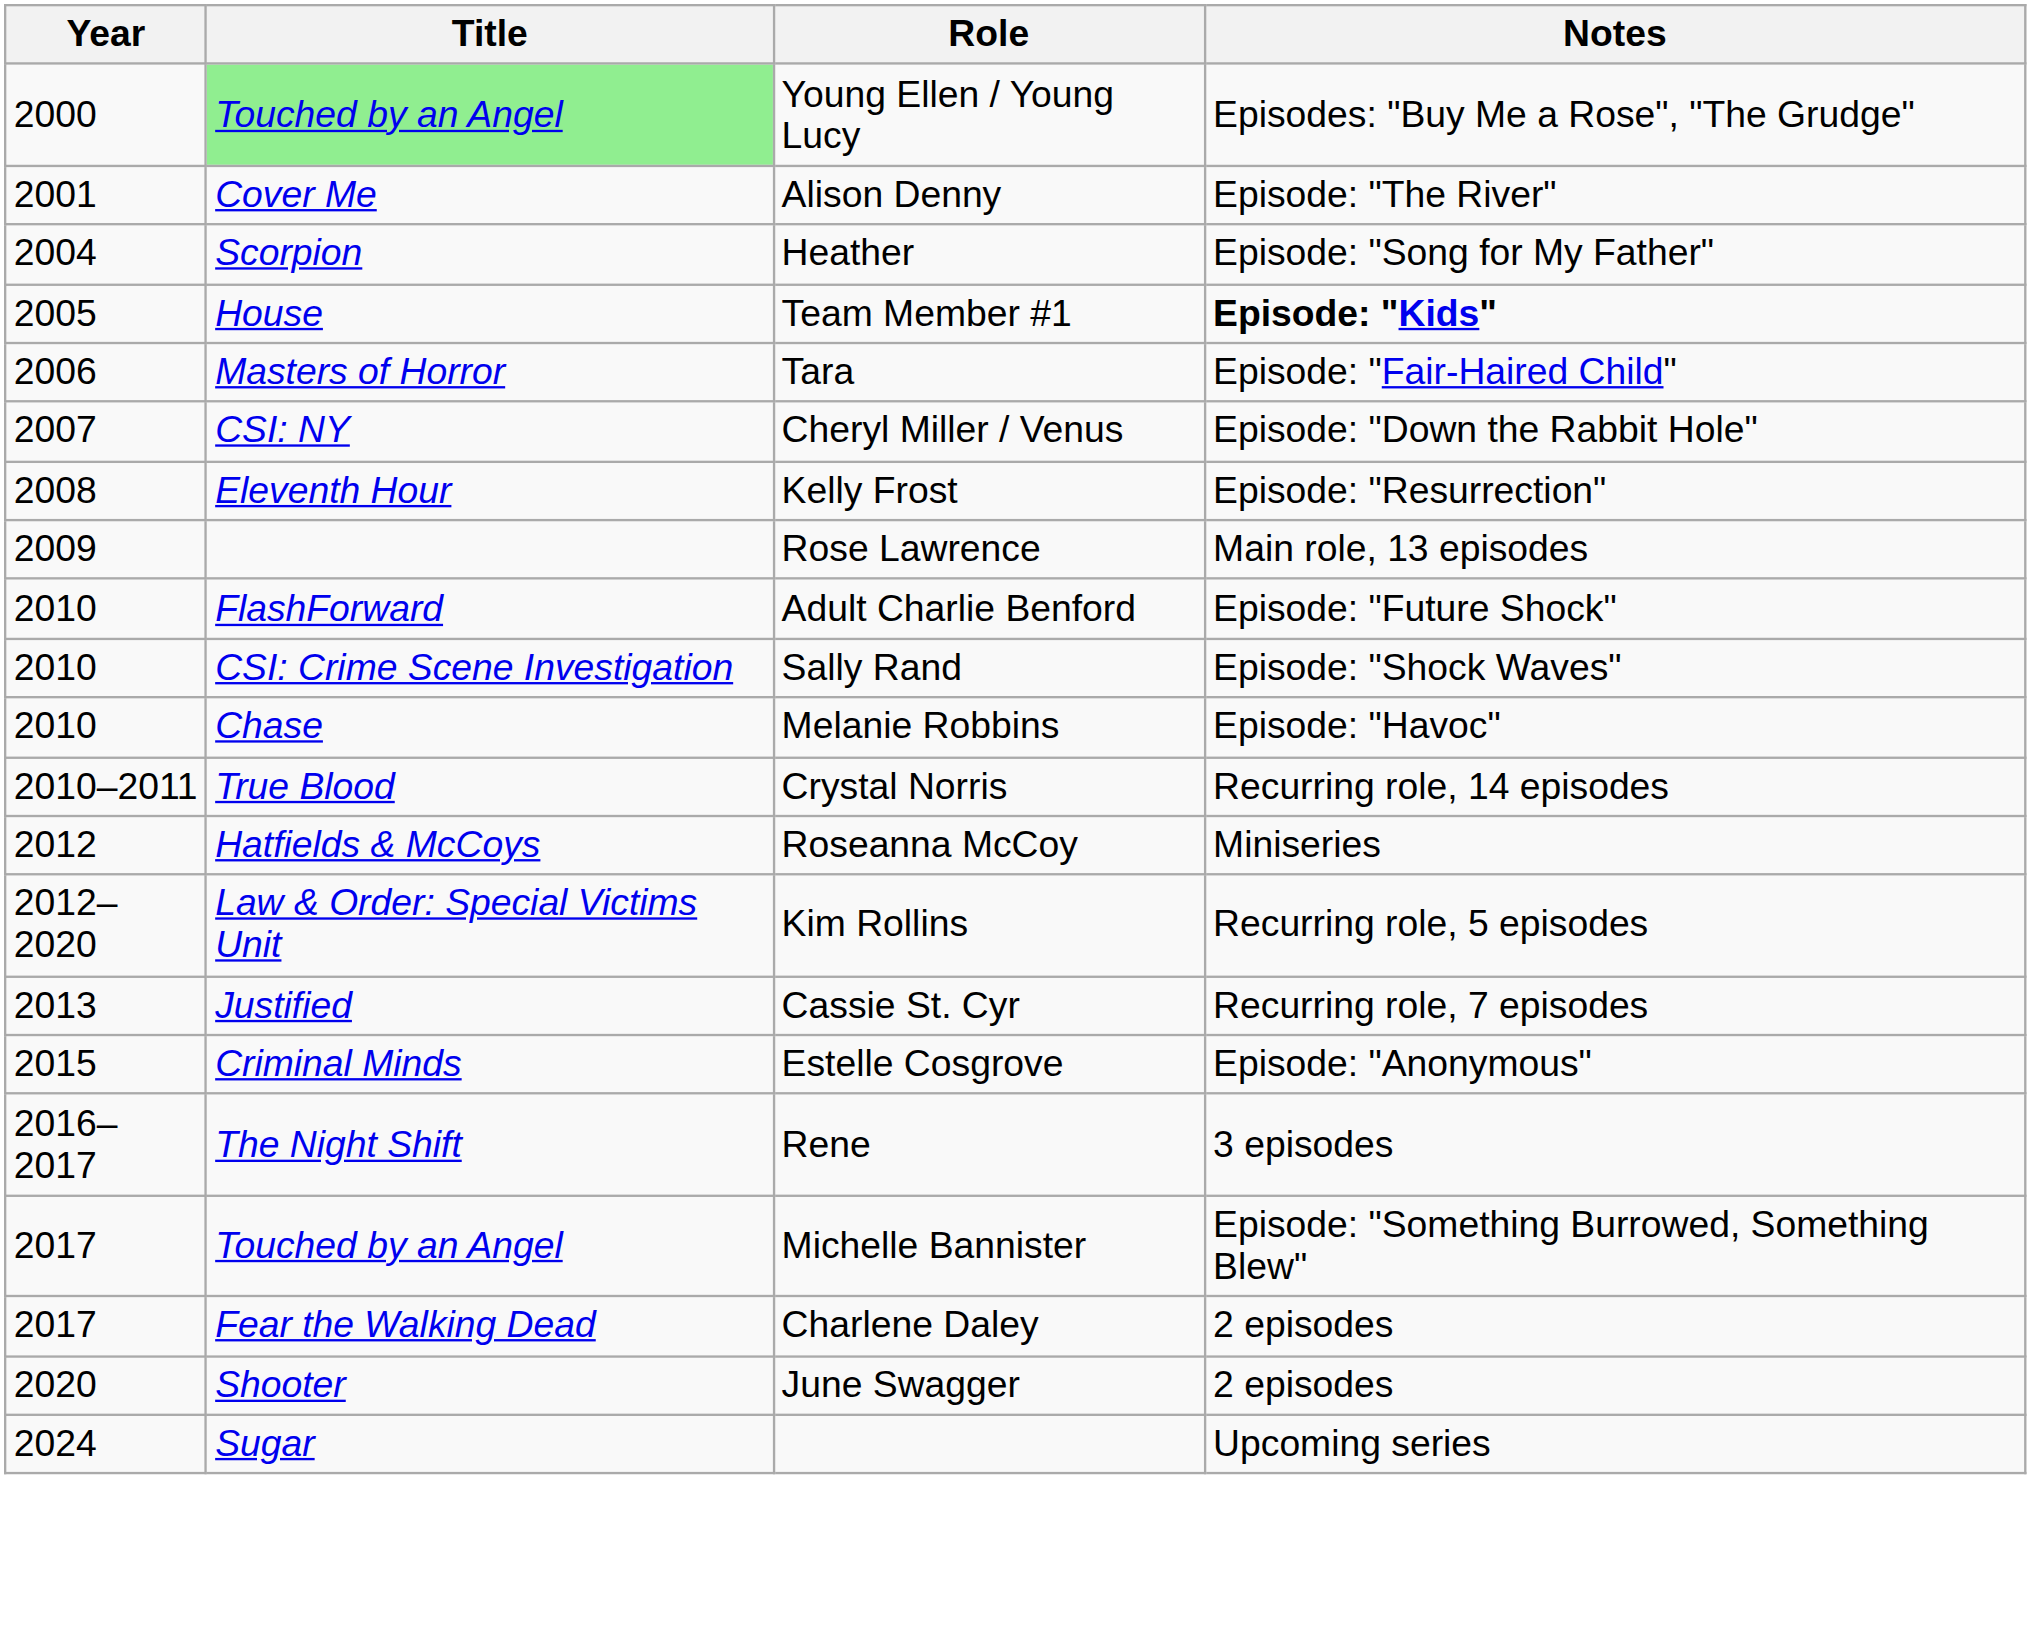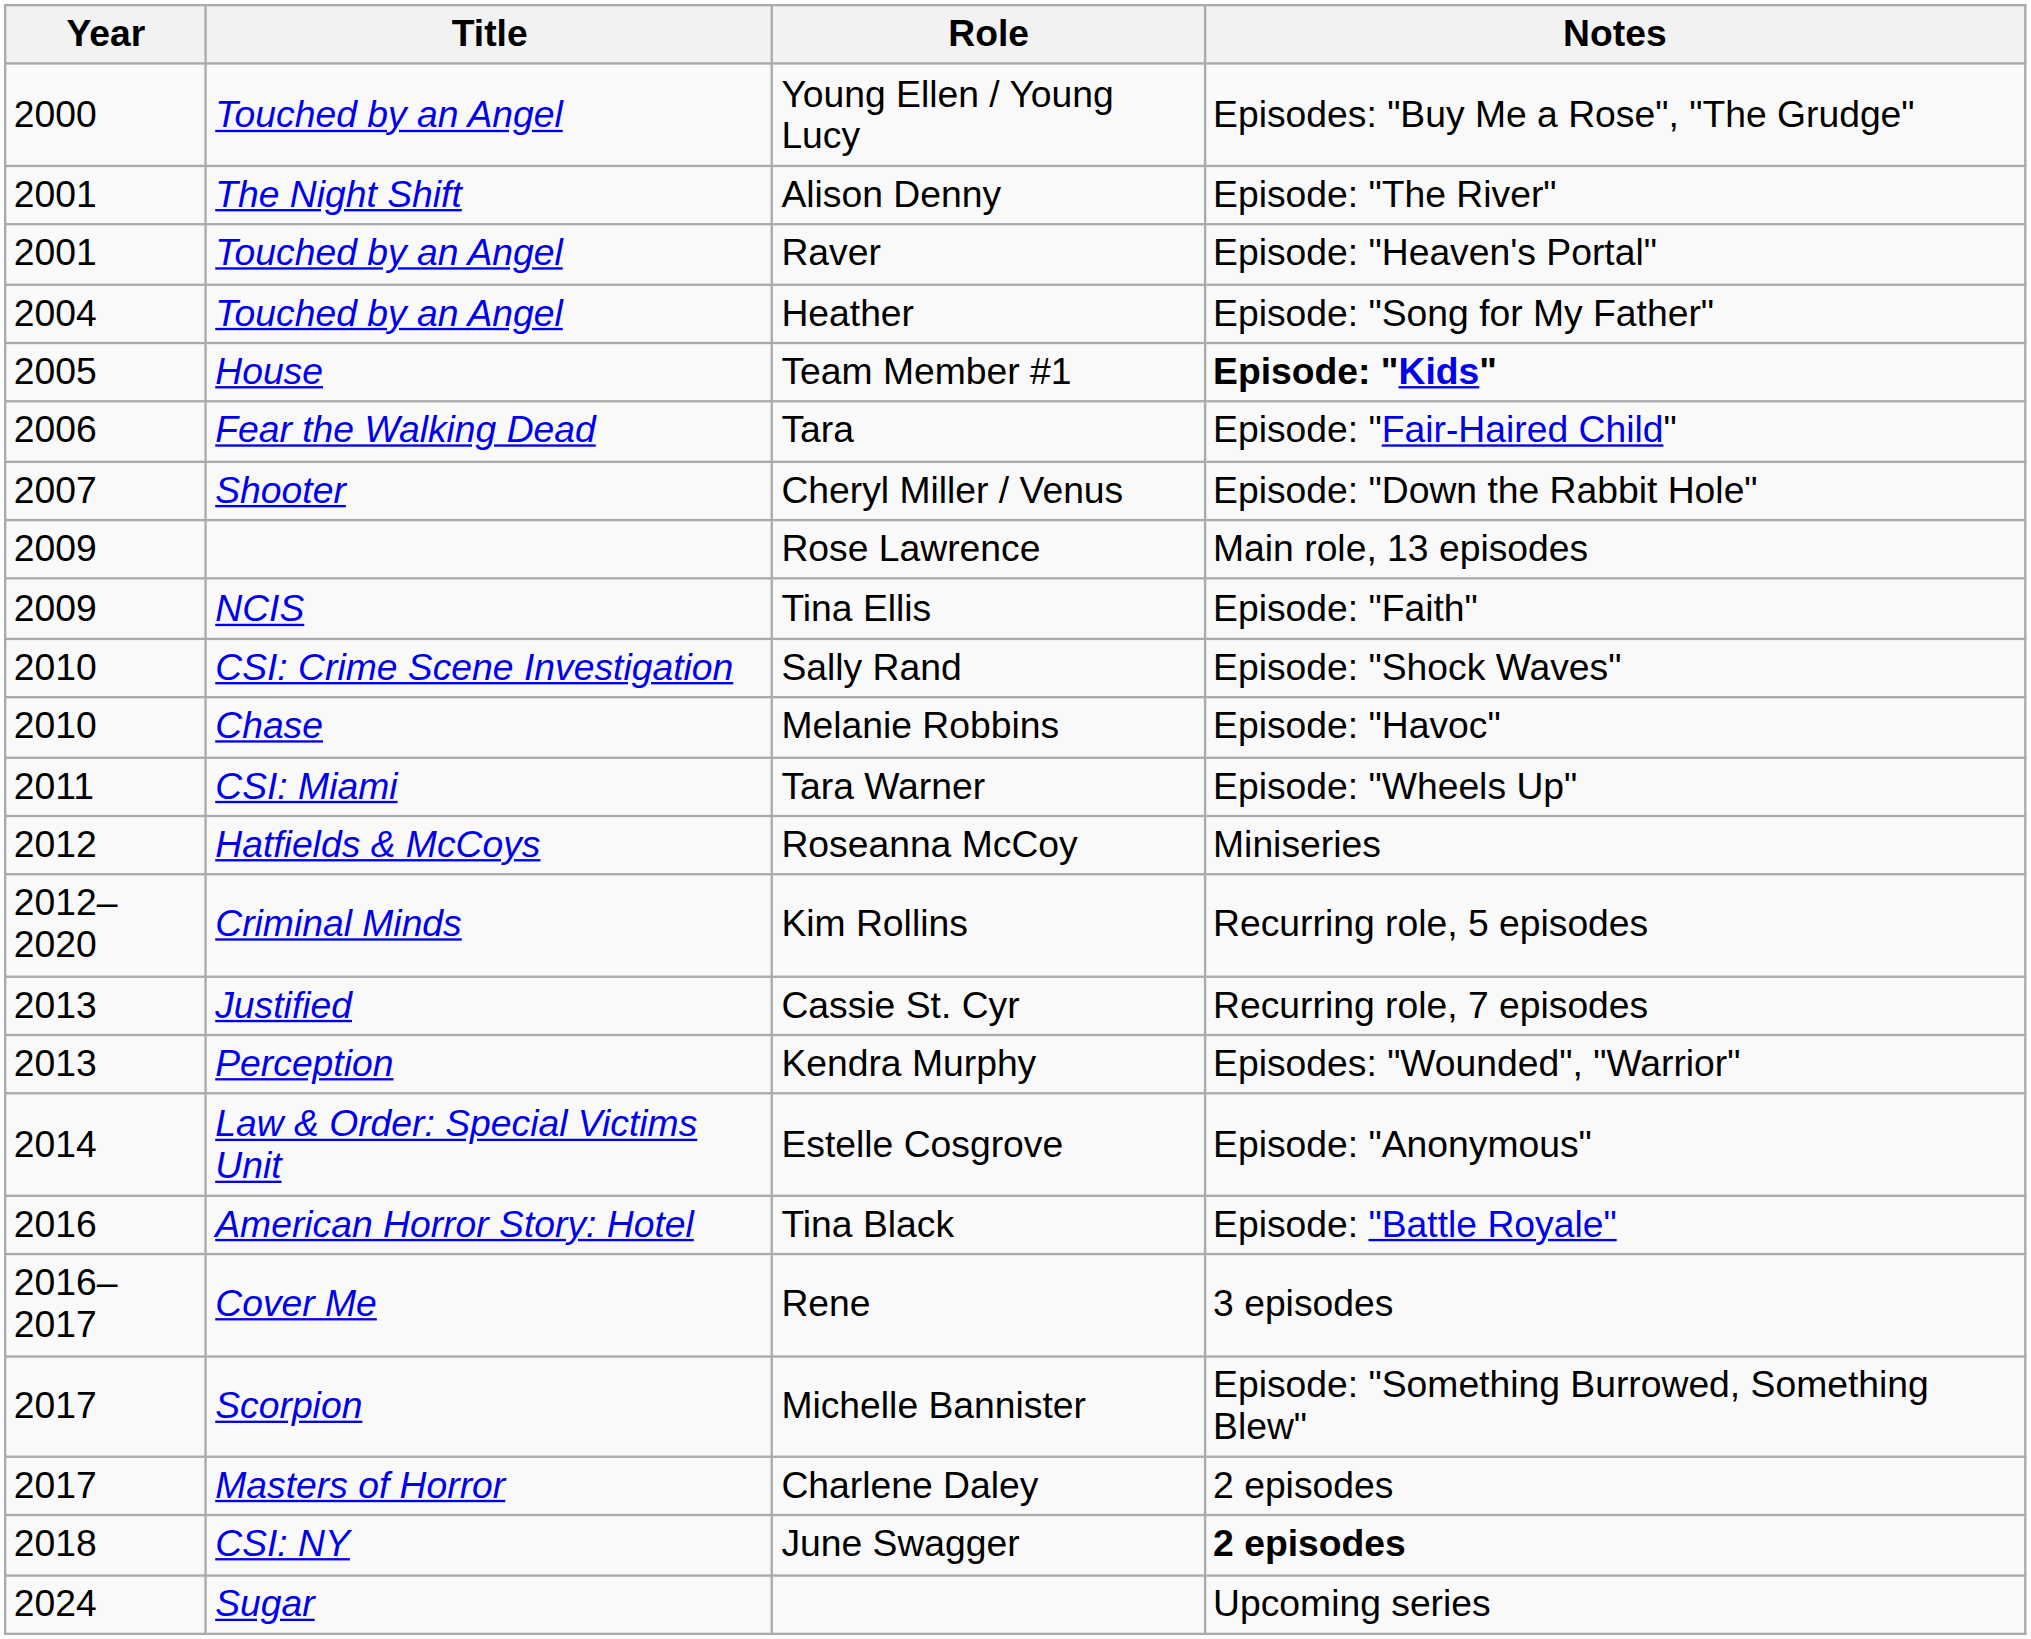(389, 114) lightgreen background -> (389, 114) no background
(296, 194) Cover Me -> (339, 194) The Night Shift
+ row: (831, 253)
(289, 253) Scorpion -> (389, 312) Touched by an Angel
(360, 371) Masters of Horror -> (406, 430) Fear the Walking Dead
(282, 430) CSI: NY -> (281, 489) Shooter
- row: (870, 489)
+ row: (856, 608)
- row: (959, 608)
- row: (894, 785)
+ row: (883, 785)
(456, 924) Law & Order: Special Victims Unit -> (338, 924) Criminal Minds
+ row: (909, 1063)
(55, 1063) 2015 -> (55, 1144) 2014
(338, 1063) Criminal Minds -> (456, 1144) Law & Order: Special Victims Unit
+ row: (868, 1224)
(338, 1144) The Night Shift -> (296, 1304) Cover Me
(389, 1245) Touched by an Angel -> (289, 1405) Scorpion
(405, 1325) Fear the Walking Dead -> (360, 1485) Masters of Horror
(55, 1384) 2020 -> (55, 1544) 2018
(280, 1384) Shooter -> (283, 1544) CSI: NY
(1303, 1384) normal -> (1309, 1544) bold
